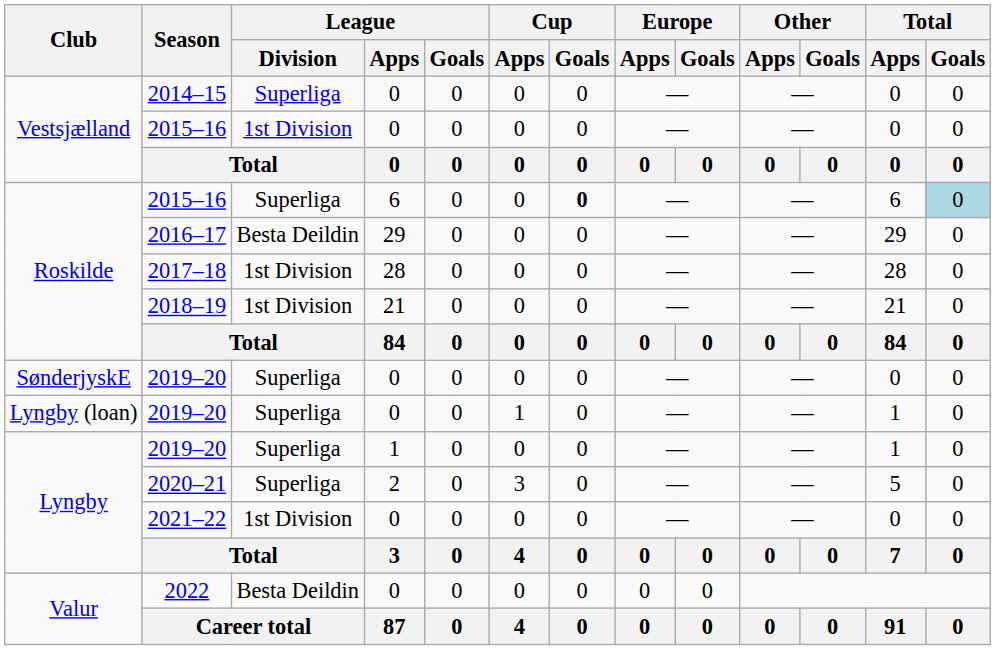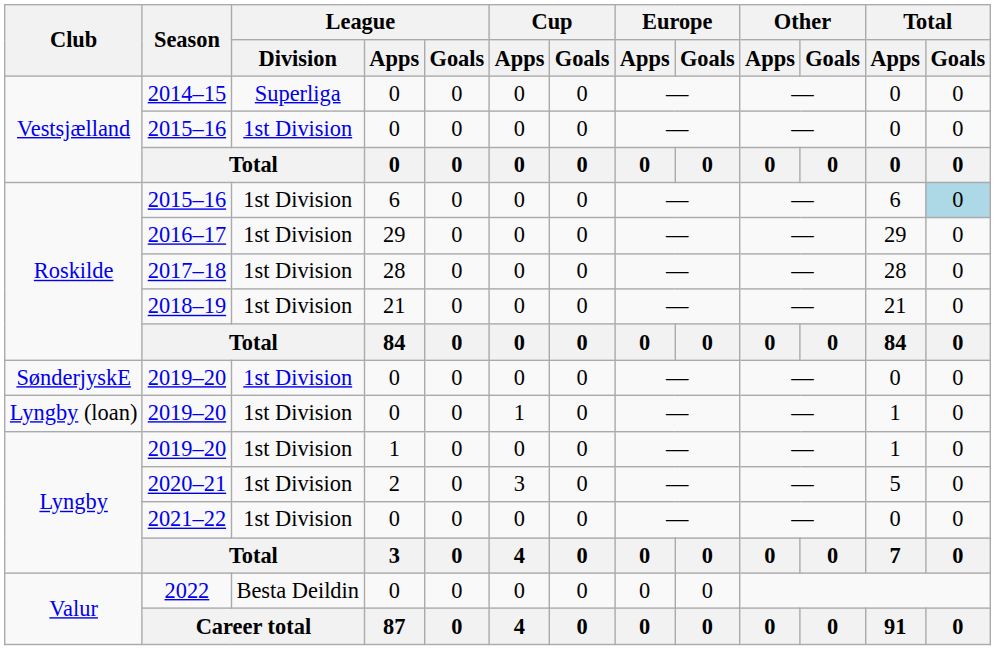(298, 199) Superliga -> (298, 199) 1st Division
(582, 199) bold -> (582, 199) normal
(298, 235) Besta Deildin -> (298, 235) 1st Division
(298, 377) Superliga -> (298, 377) 1st Division
(298, 413) Superliga -> (298, 413) 1st Division
(298, 448) Superliga -> (298, 448) 1st Division
(298, 484) Superliga -> (298, 484) 1st Division
